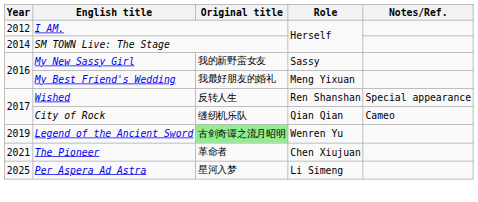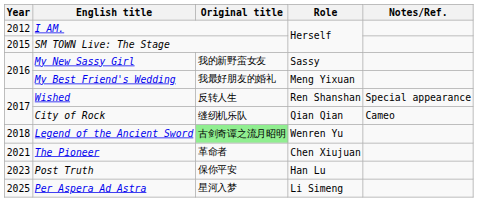(18, 44) 2014 -> (18, 44) 2015
(18, 134) 2019 -> (18, 134) 2018
+ row: (64, 170)
